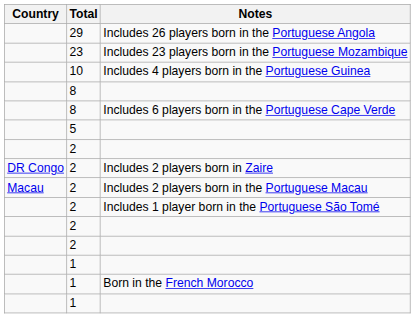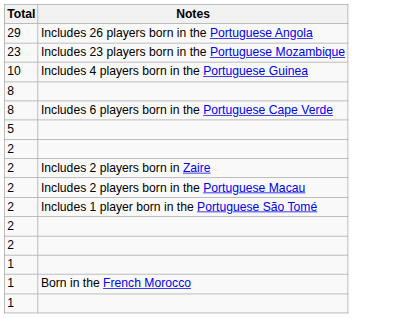- column: (36, 14)
